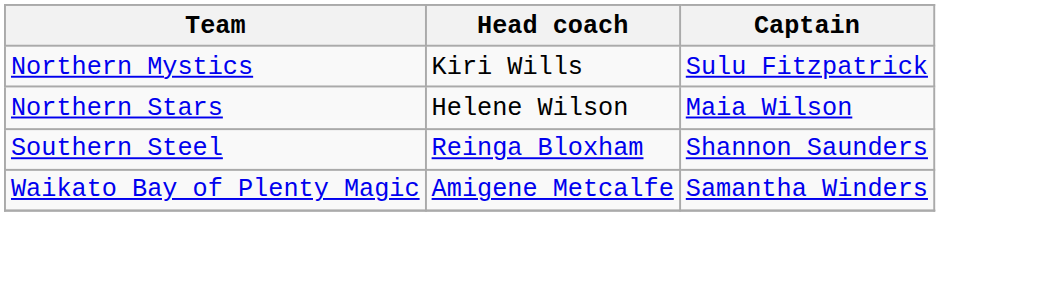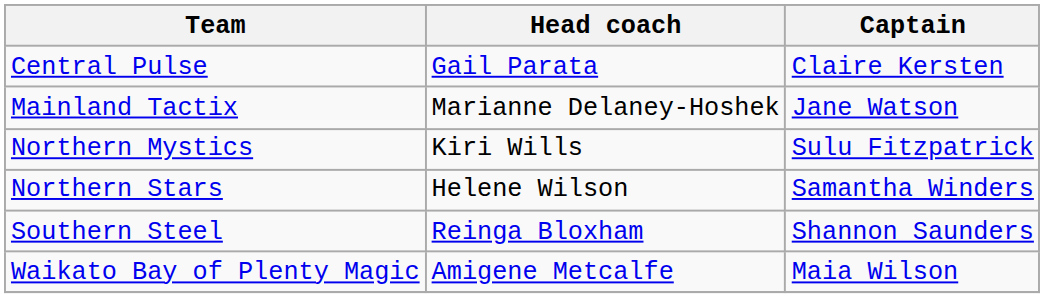+ row: (109, 67)
+ row: (124, 108)
(769, 108) Maia Wilson -> (913, 190) Samantha Winders
(807, 190) Samantha Winders -> (875, 272) Maia Wilson
